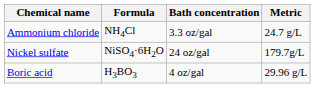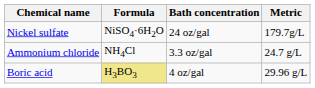rows swapped: (38, 52) <-> (53, 32)
(121, 73) no background -> (121, 73) khaki background
